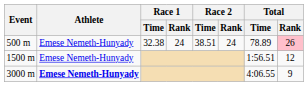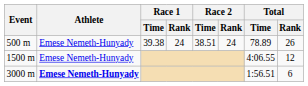(154, 43) 32.38 -> (154, 43) 39.38
(290, 43) pink background -> (290, 43) no background
(261, 58) 1:56.51 -> (261, 58) 4:06.55
(261, 74) 4:06.55 -> (261, 74) 1:56.51
(290, 74) 9 -> (290, 74) 6
